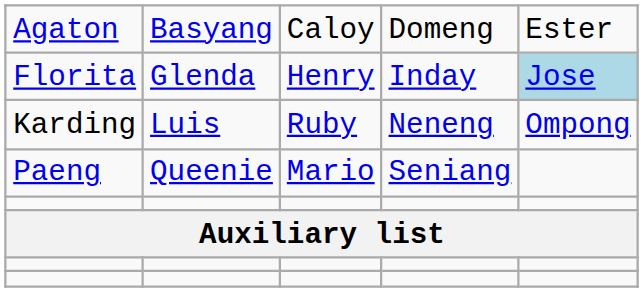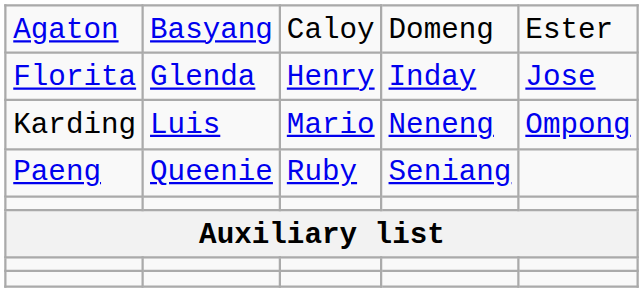(560, 77) lightblue background -> (560, 77) no background
(322, 125) Ruby -> (331, 125) Mario
(331, 172) Mario -> (322, 172) Ruby
